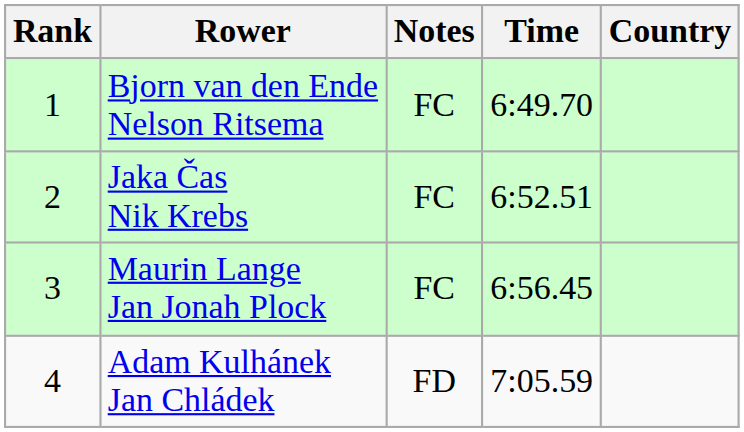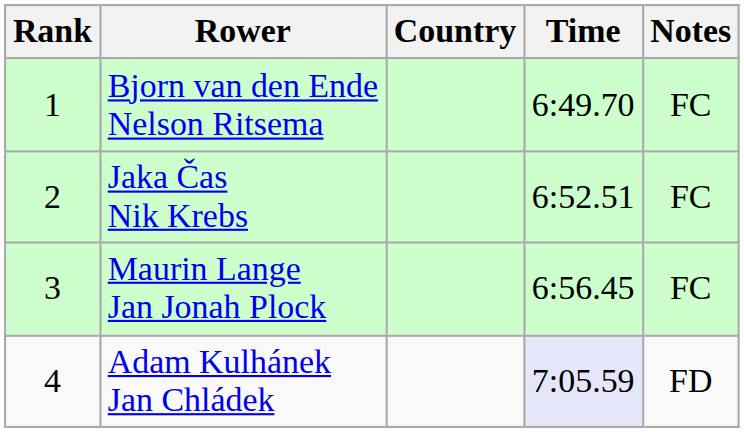columns swapped: (670, 31) <-> (434, 31)
(542, 380) no background -> (583, 380) lavender background
